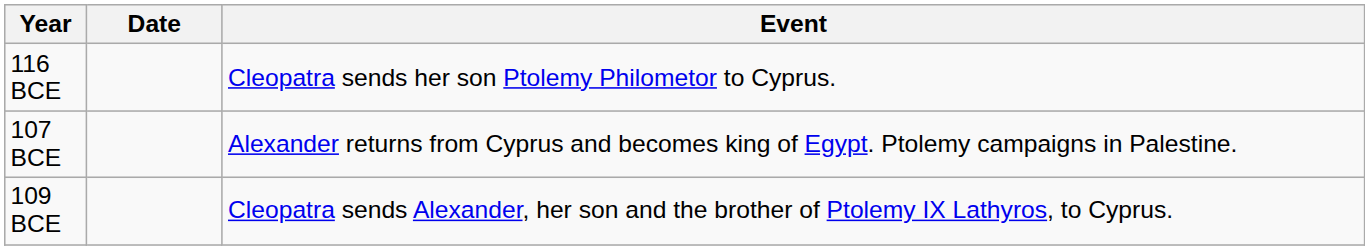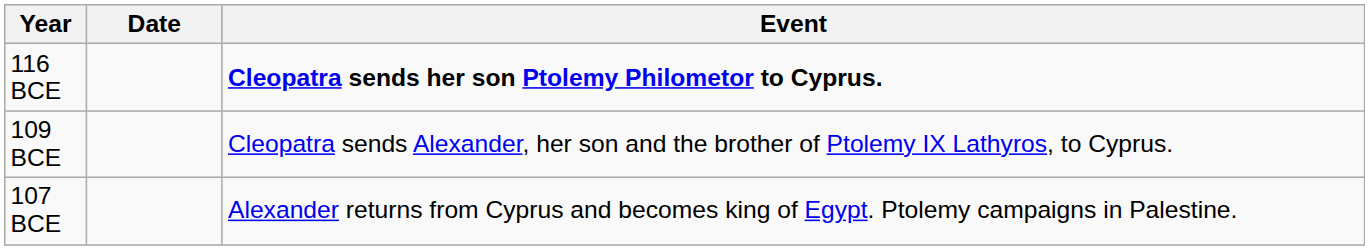(532, 76) normal -> (555, 76) bold
rows swapped: (36, 210) <-> (36, 143)
